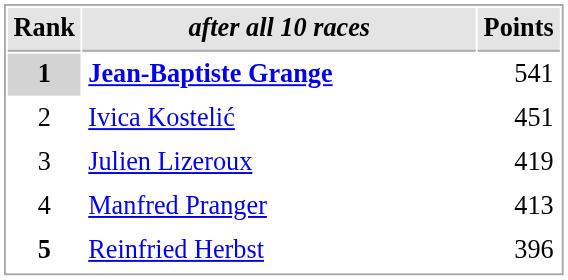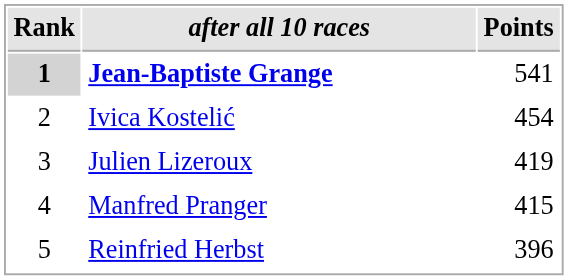(534, 118) 451 -> (534, 118) 454
(534, 206) 413 -> (534, 206) 415
(44, 249) bold -> (44, 249) normal
